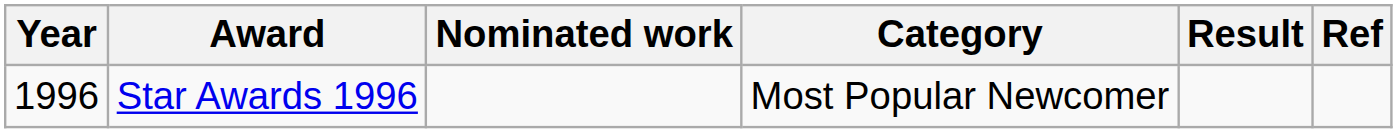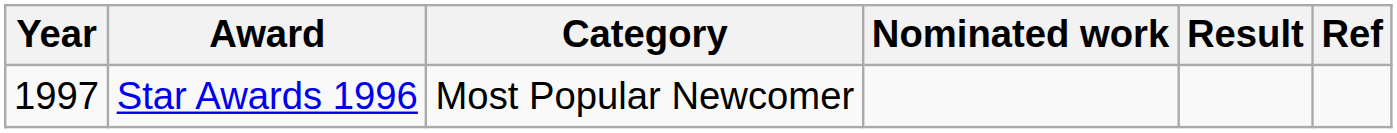columns swapped: (960, 34) <-> (584, 34)
(57, 95) 1996 -> (57, 95) 1997
